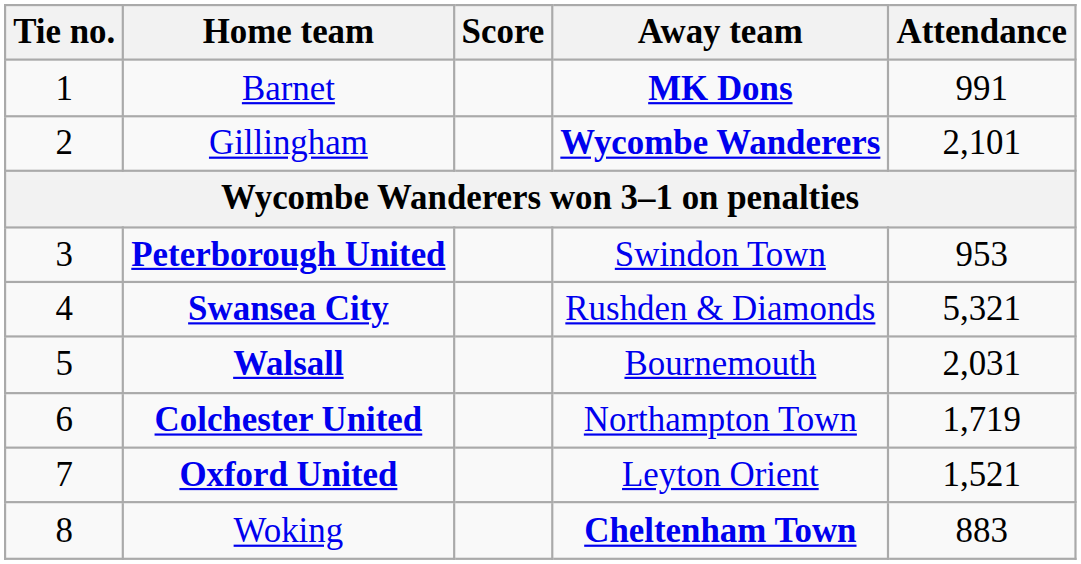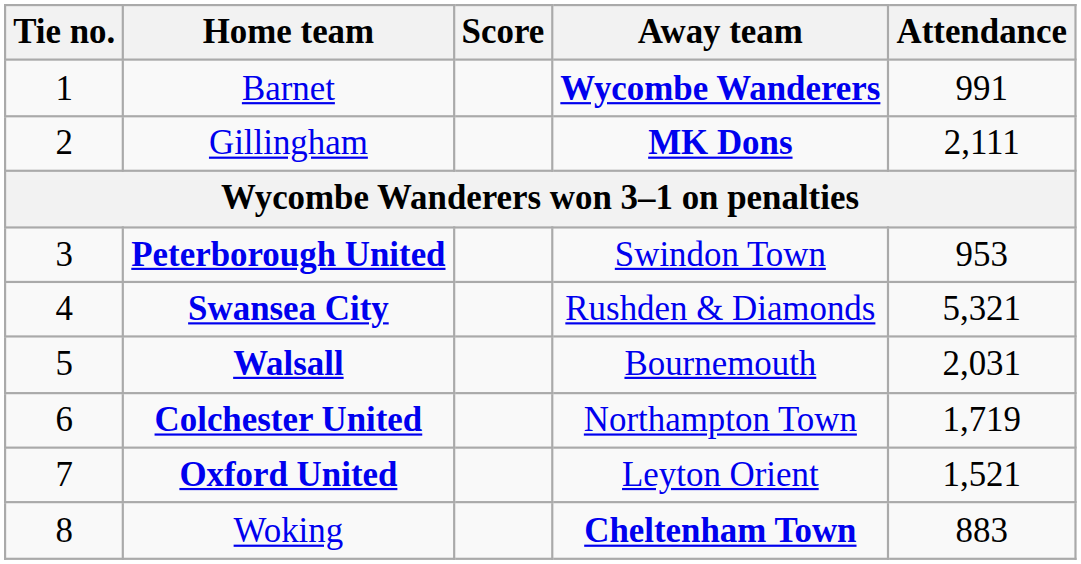(720, 87) MK Dons -> (720, 87) Wycombe Wanderers
(720, 142) Wycombe Wanderers -> (720, 142) MK Dons
(982, 142) 2,101 -> (982, 142) 2,111
